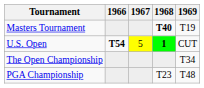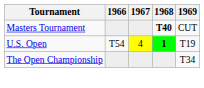(188, 28) T19 -> (188, 28) CUT
(117, 44) bold -> (117, 44) normal
(140, 44) 5 -> (140, 44) 4
(188, 44) CUT -> (188, 44) T19
- row: (45, 75)
